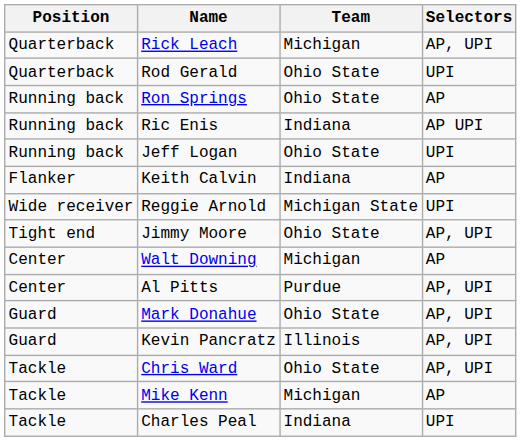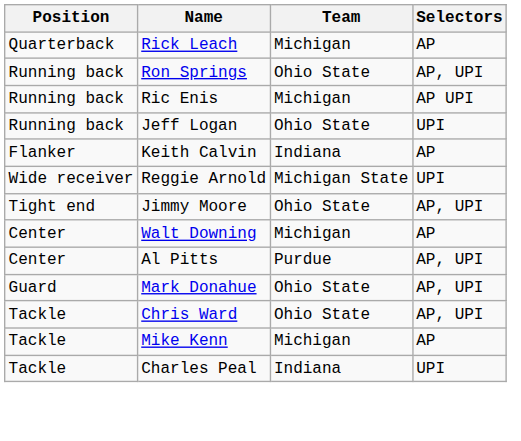(459, 45) AP, UPI -> (426, 45) AP
- row: (189, 72)
(435, 99) AP -> (450, 72) AP, UPI
(317, 126) Indiana -> (312, 99) Michigan
- row: (209, 341)
